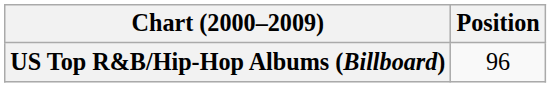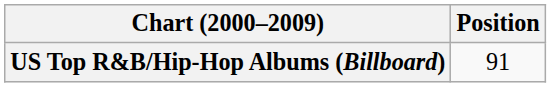(498, 61) 96 -> (498, 61) 91
